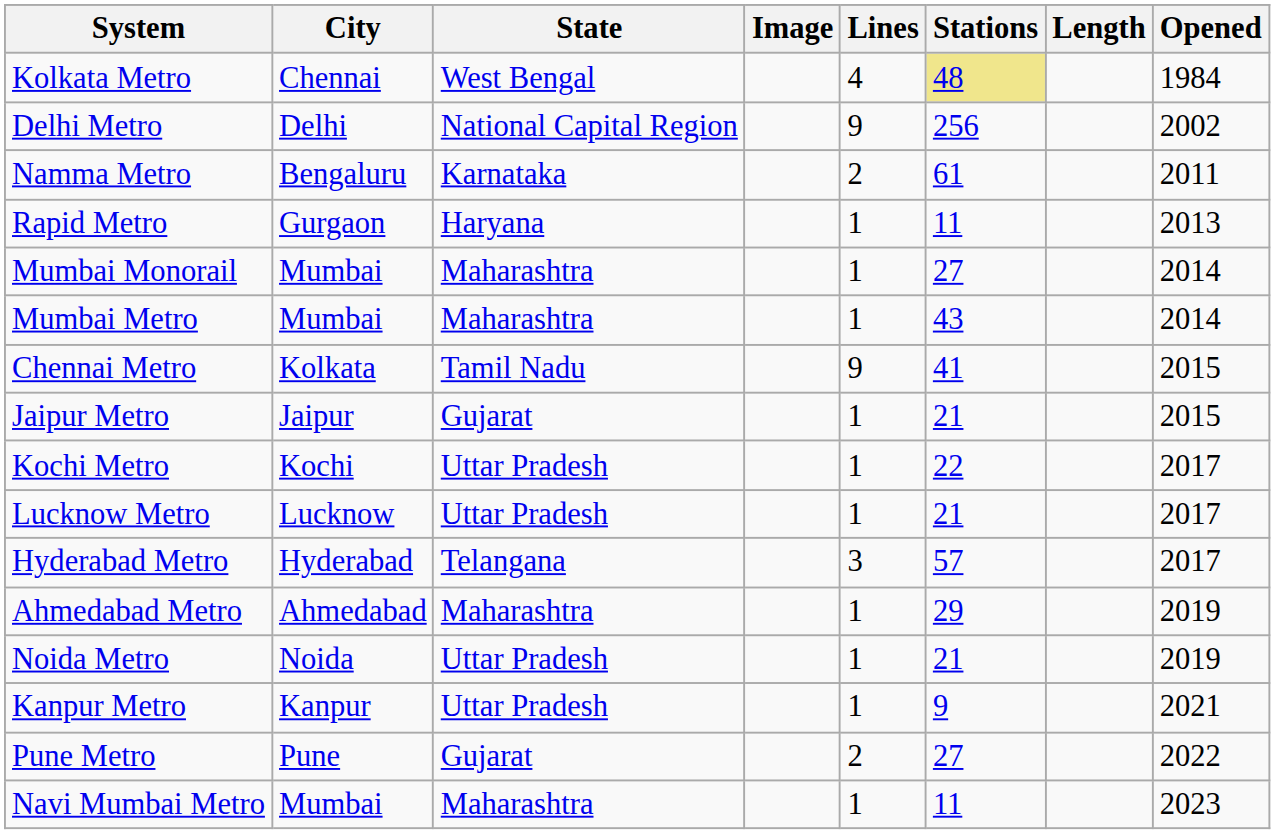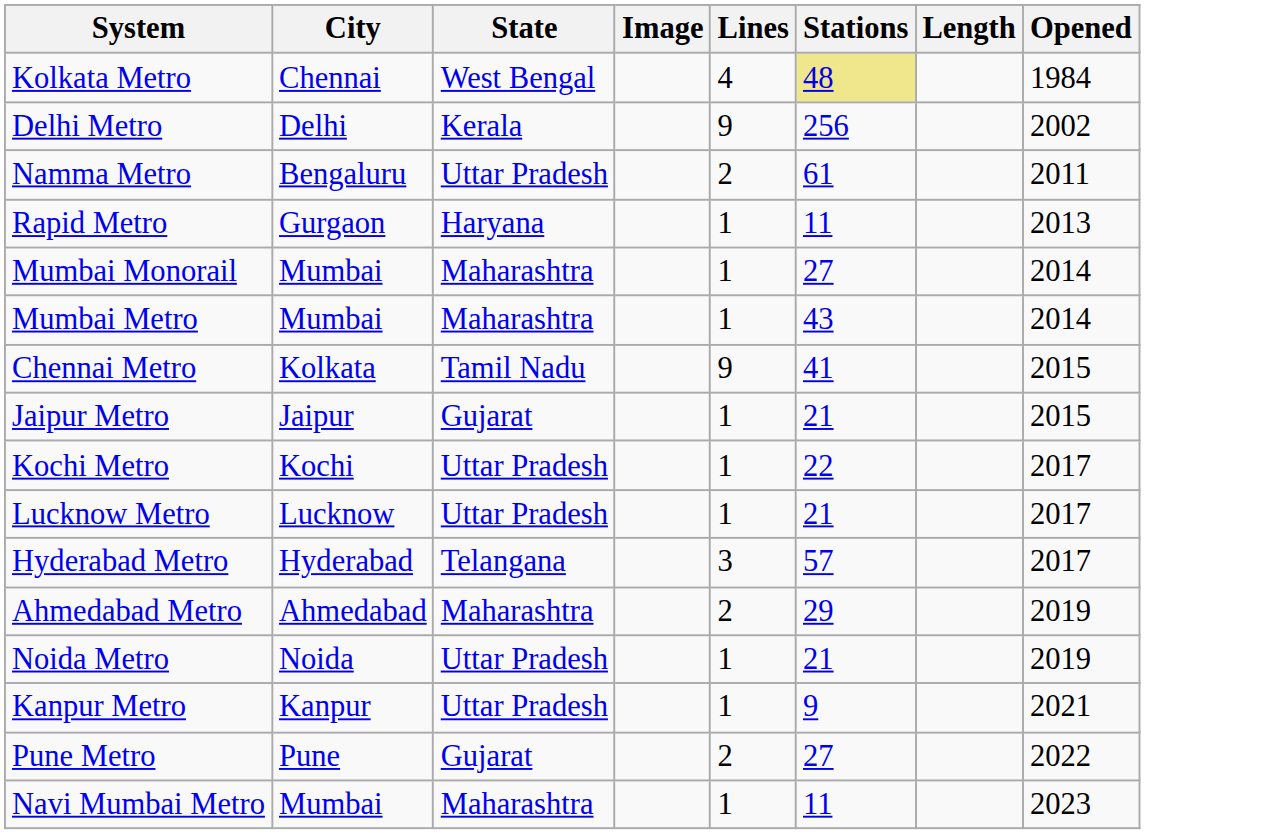(589, 125) National Capital Region -> (481, 125) Kerala
(504, 174) Karnataka -> (524, 174) Uttar Pradesh
(855, 610) 1 -> (725, 610) 2
